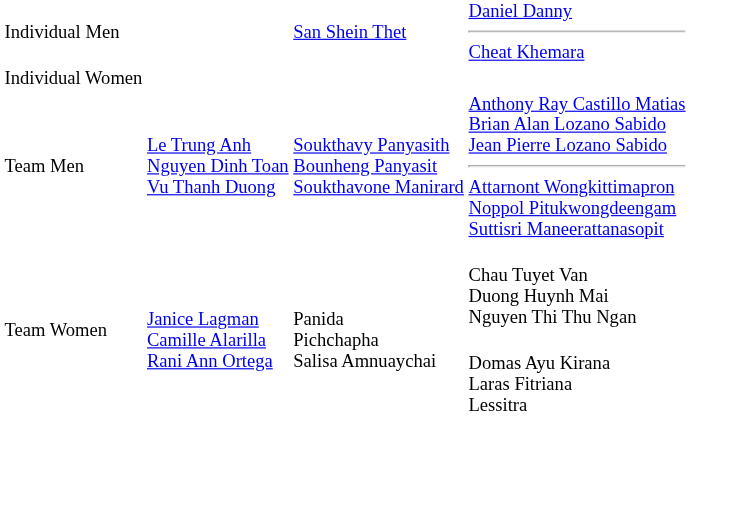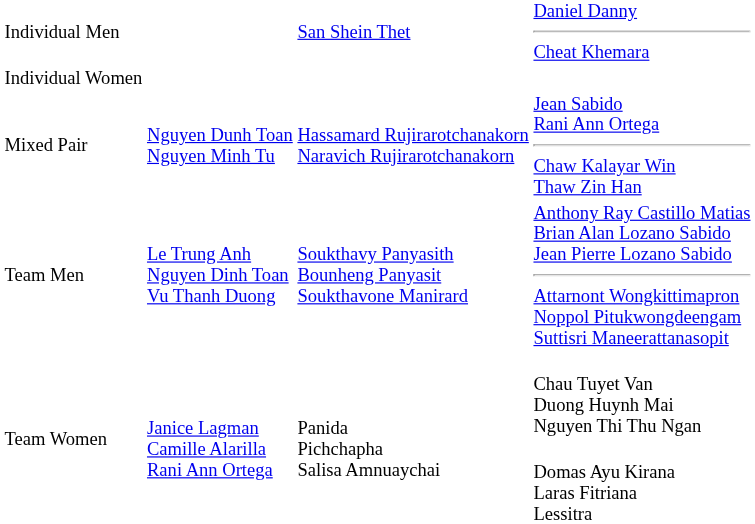+ row: (46, 145)
